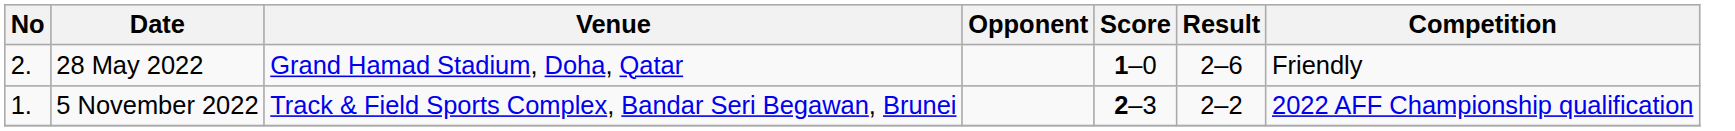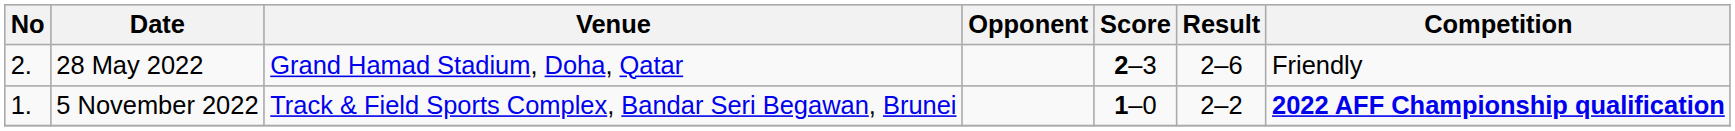(1135, 65) 1–0 -> (1135, 65) 2–3
(1135, 105) 2–3 -> (1135, 105) 1–0
(1483, 105) normal -> (1498, 105) bold
